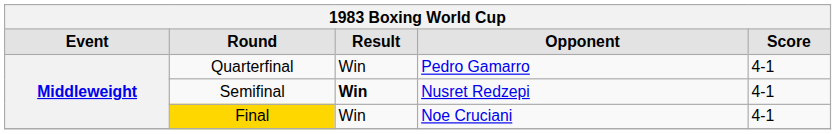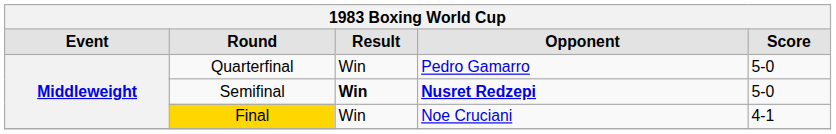(763, 66) 4-1 -> (763, 66) 5-0
(475, 91) normal -> (479, 91) bold
(763, 91) 4-1 -> (763, 91) 5-0
